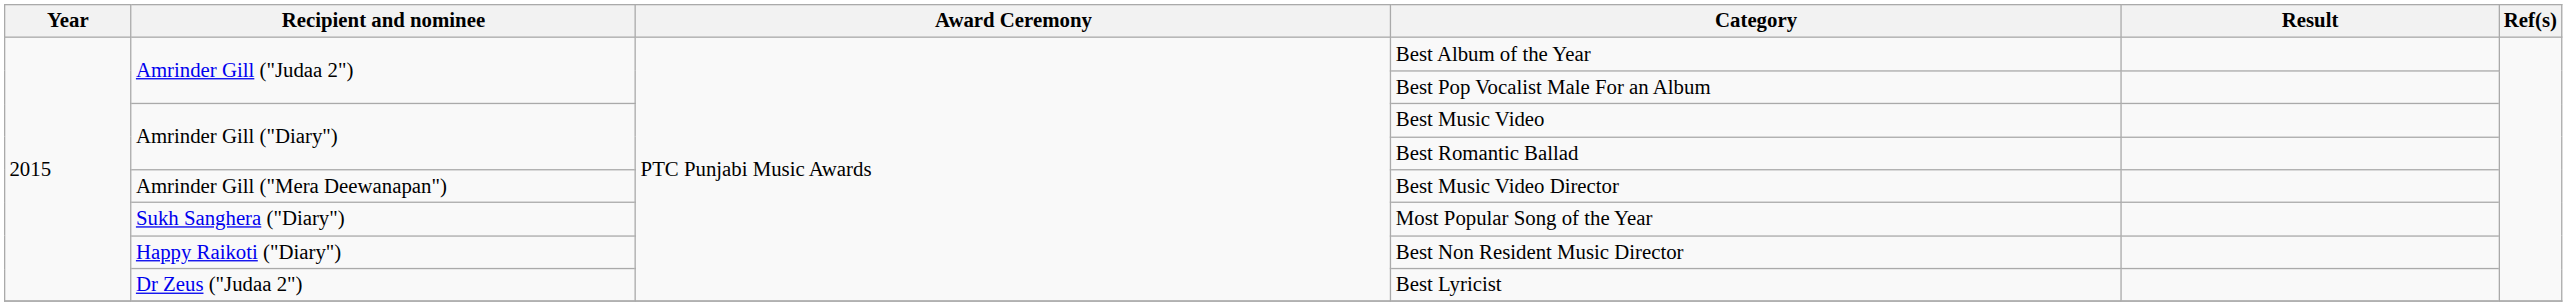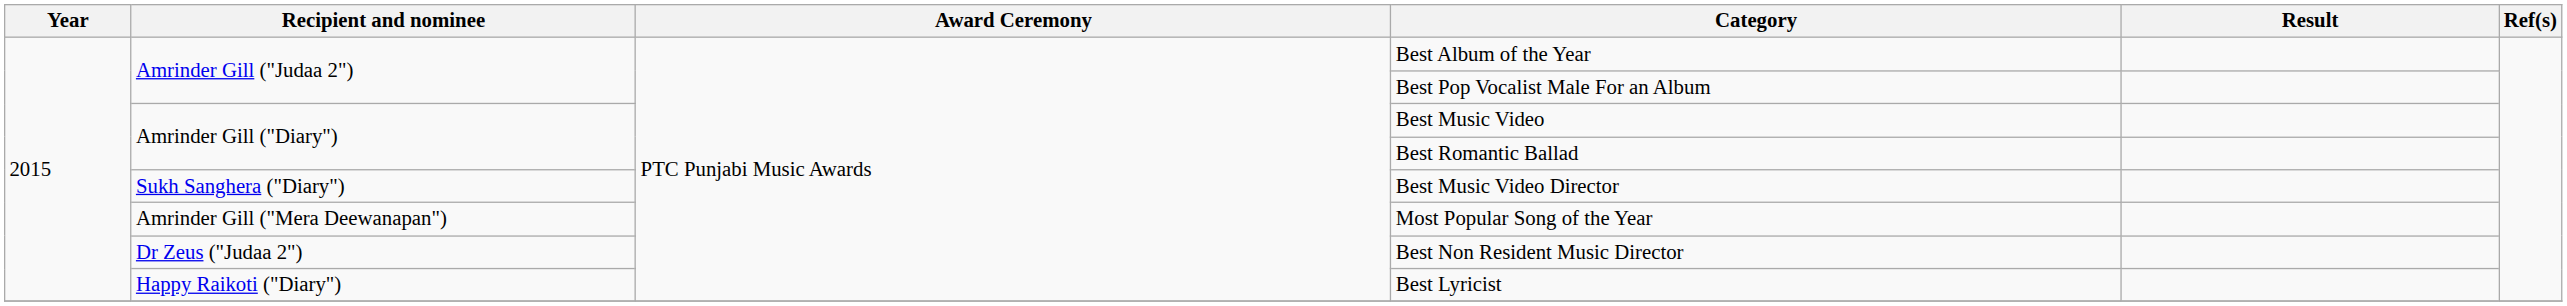(291, 185) Amrinder Gill ("Mera Deewanapan") -> (240, 185) Sukh Sanghera ("Diary")
(240, 218) Sukh Sanghera ("Diary") -> (291, 218) Amrinder Gill ("Mera Deewanapan")
(239, 251) Happy Raikoti ("Diary") -> (219, 251) Dr Zeus ("Judaa 2")
(219, 284) Dr Zeus ("Judaa 2") -> (239, 284) Happy Raikoti ("Diary")
